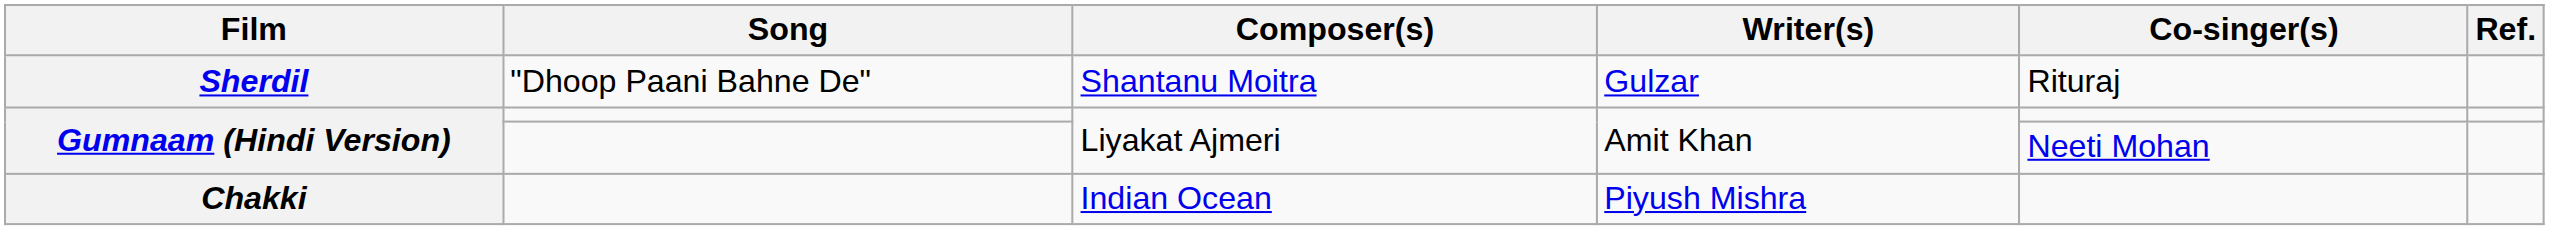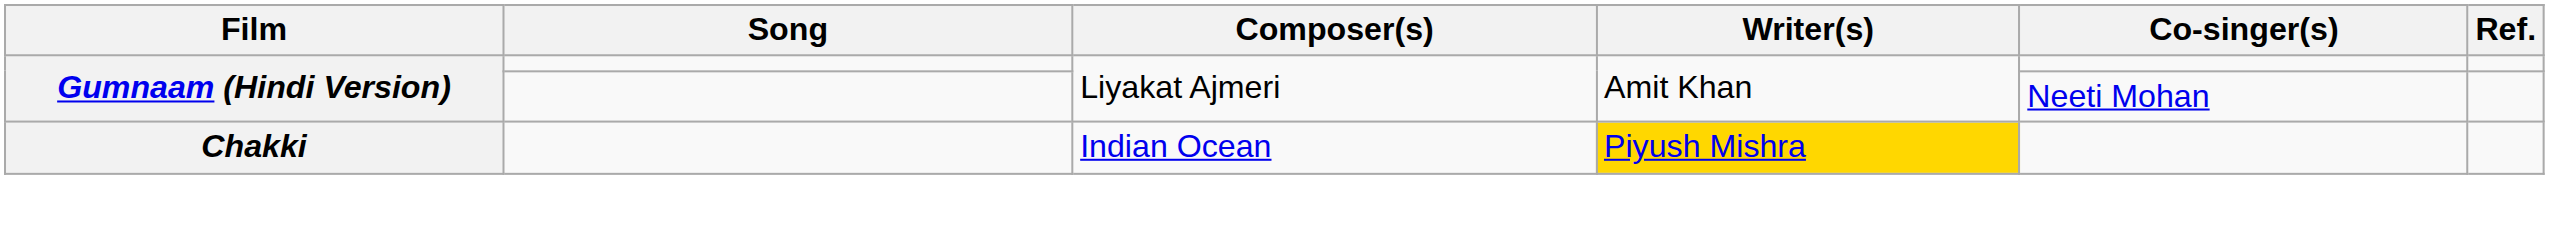- row: (254, 81)
(1705, 197) no background -> (1705, 146) gold background
